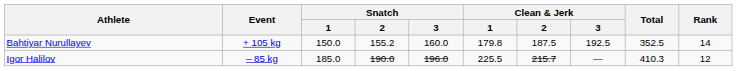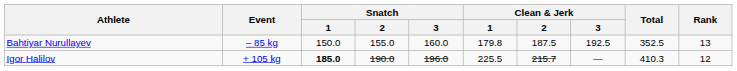(262, 43) + 105 kg -> (262, 43) – 85 kg
(382, 43) 155.2 -> (382, 43) 155.0
(705, 43) 14 -> (705, 43) 13
(262, 58) – 85 kg -> (262, 58) + 105 kg
(328, 58) normal -> (328, 58) bold
